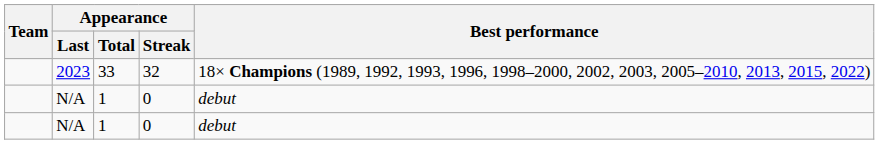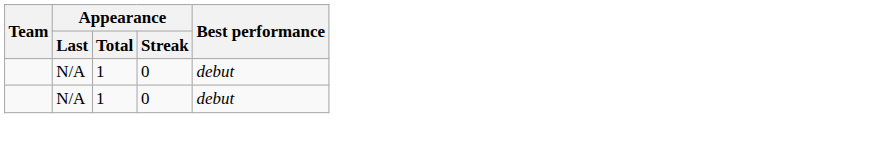- row: (73, 71)
